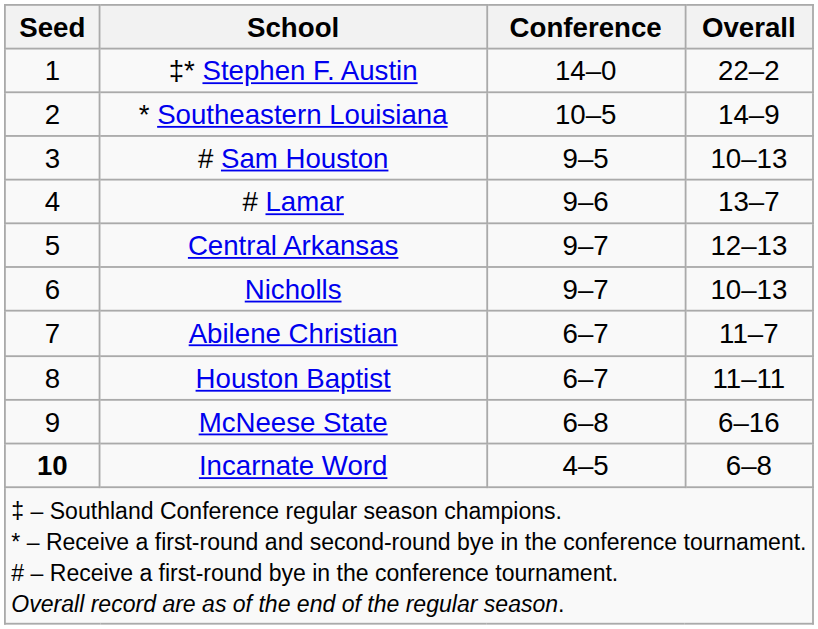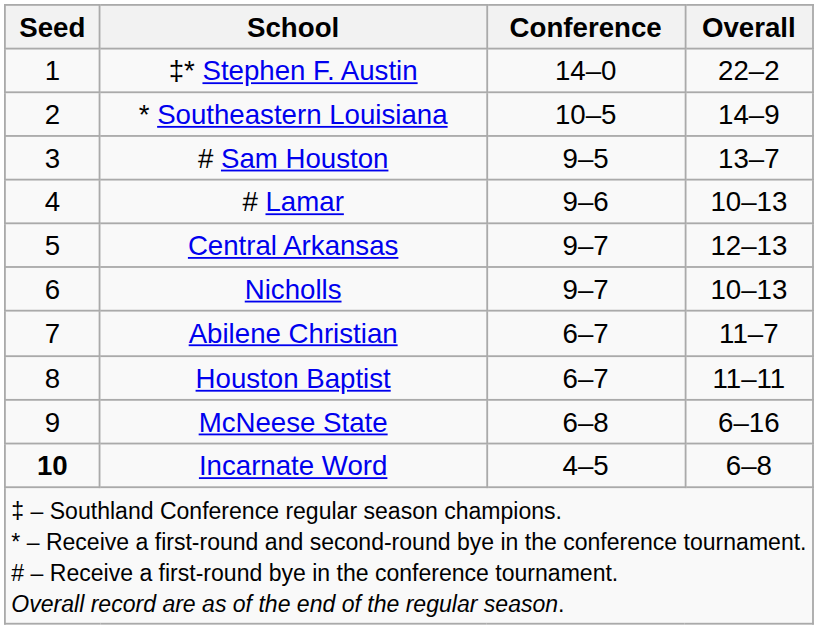(749, 158) 10–13 -> (749, 158) 13–7
(749, 202) 13–7 -> (749, 202) 10–13
